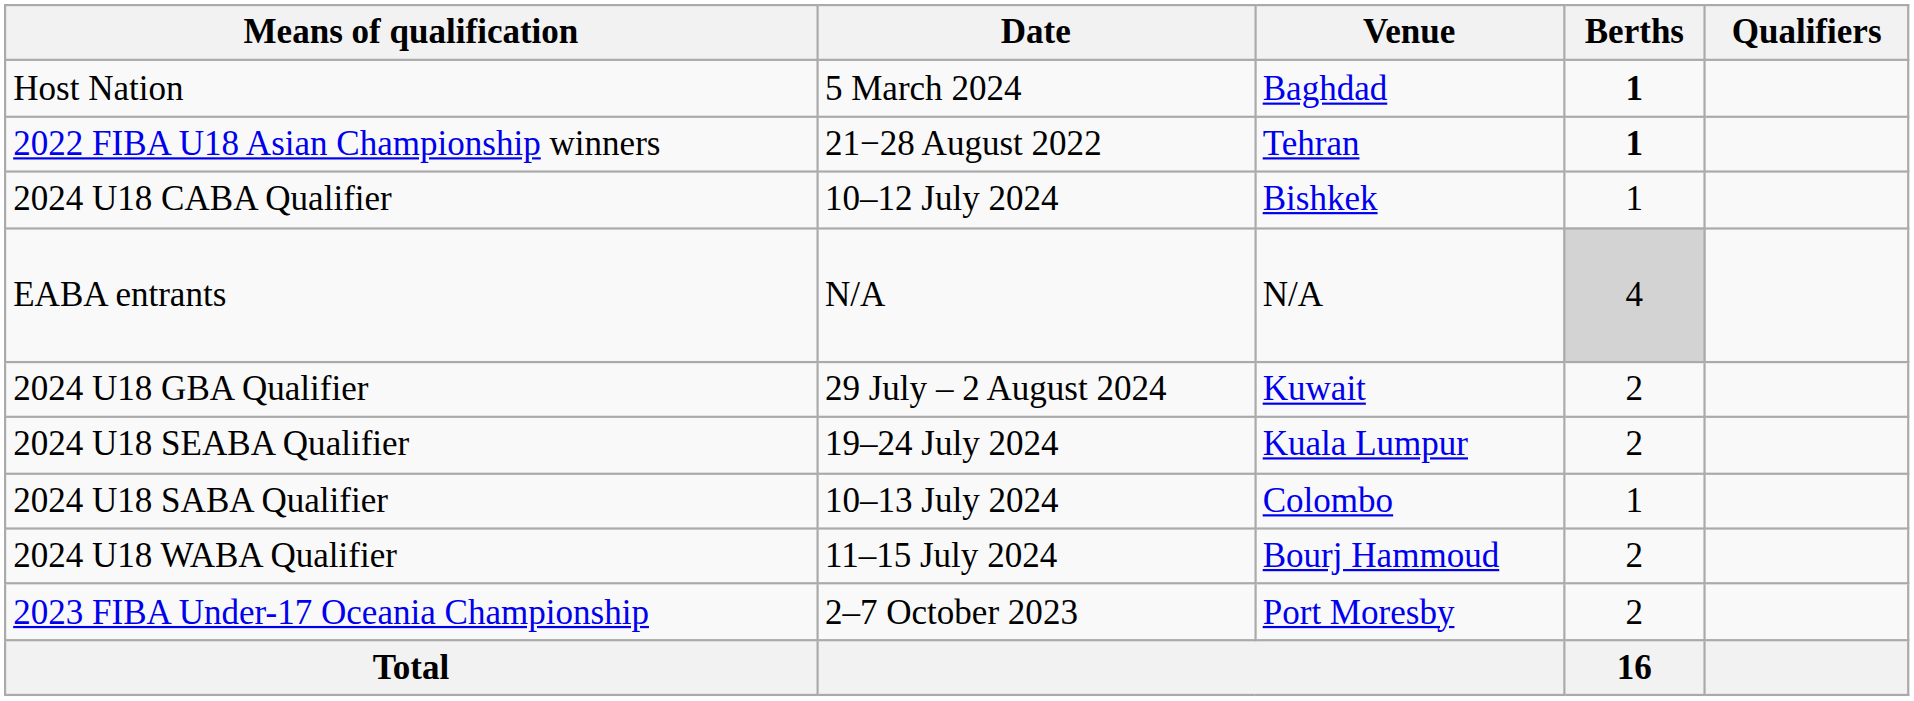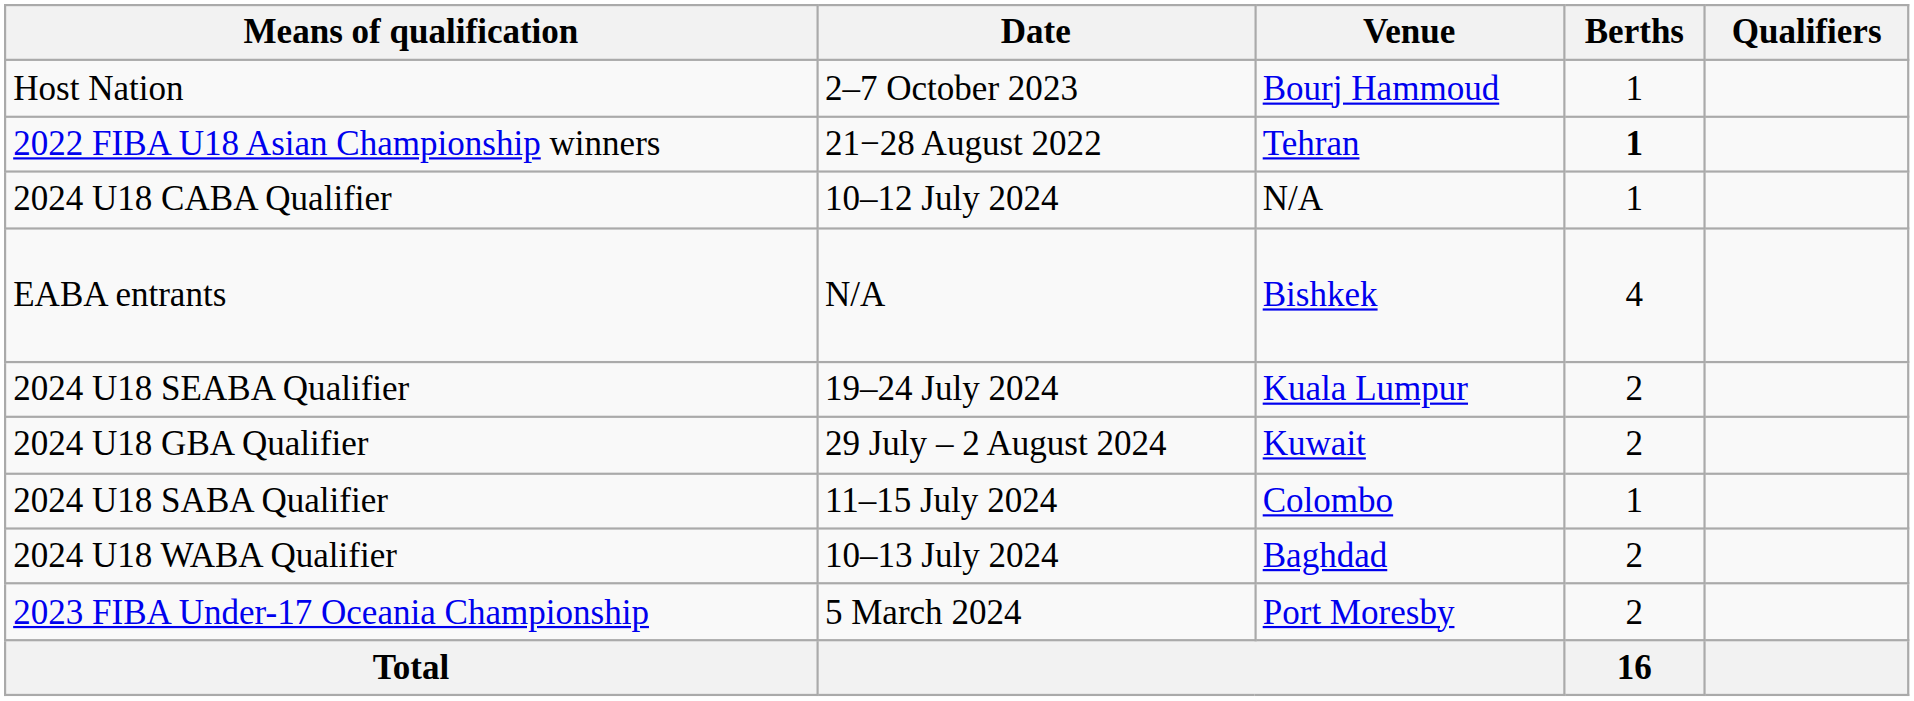(923, 87) 5 March 2024 -> (951, 87) 2–7 October 2023
(1325, 87) Baghdad -> (1381, 87) Bourj Hammoud
(1634, 87) bold -> (1634, 87) normal
(1320, 198) Bishkek -> (1293, 198) N/A
(1293, 293) N/A -> (1320, 293) Bishkek
(1634, 293) lightgrey background -> (1634, 293) no background
rows swapped: (191, 388) <-> (211, 444)
(942, 500) 10–13 July 2024 -> (941, 500) 11–15 July 2024
(941, 555) 11–15 July 2024 -> (942, 555) 10–13 July 2024
(1381, 555) Bourj Hammoud -> (1325, 555) Baghdad
(951, 611) 2–7 October 2023 -> (923, 611) 5 March 2024
